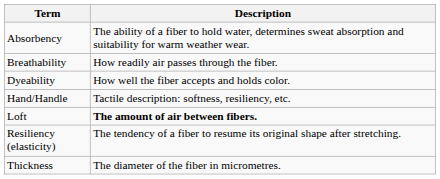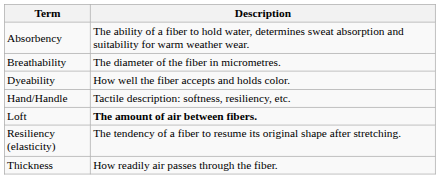(185, 62) How readily air passes through the fiber. -> (187, 62) The diameter of the fiber in micrometres.
(187, 165) The diameter of the fiber in micrometres. -> (185, 165) How readily air passes through the fiber.
